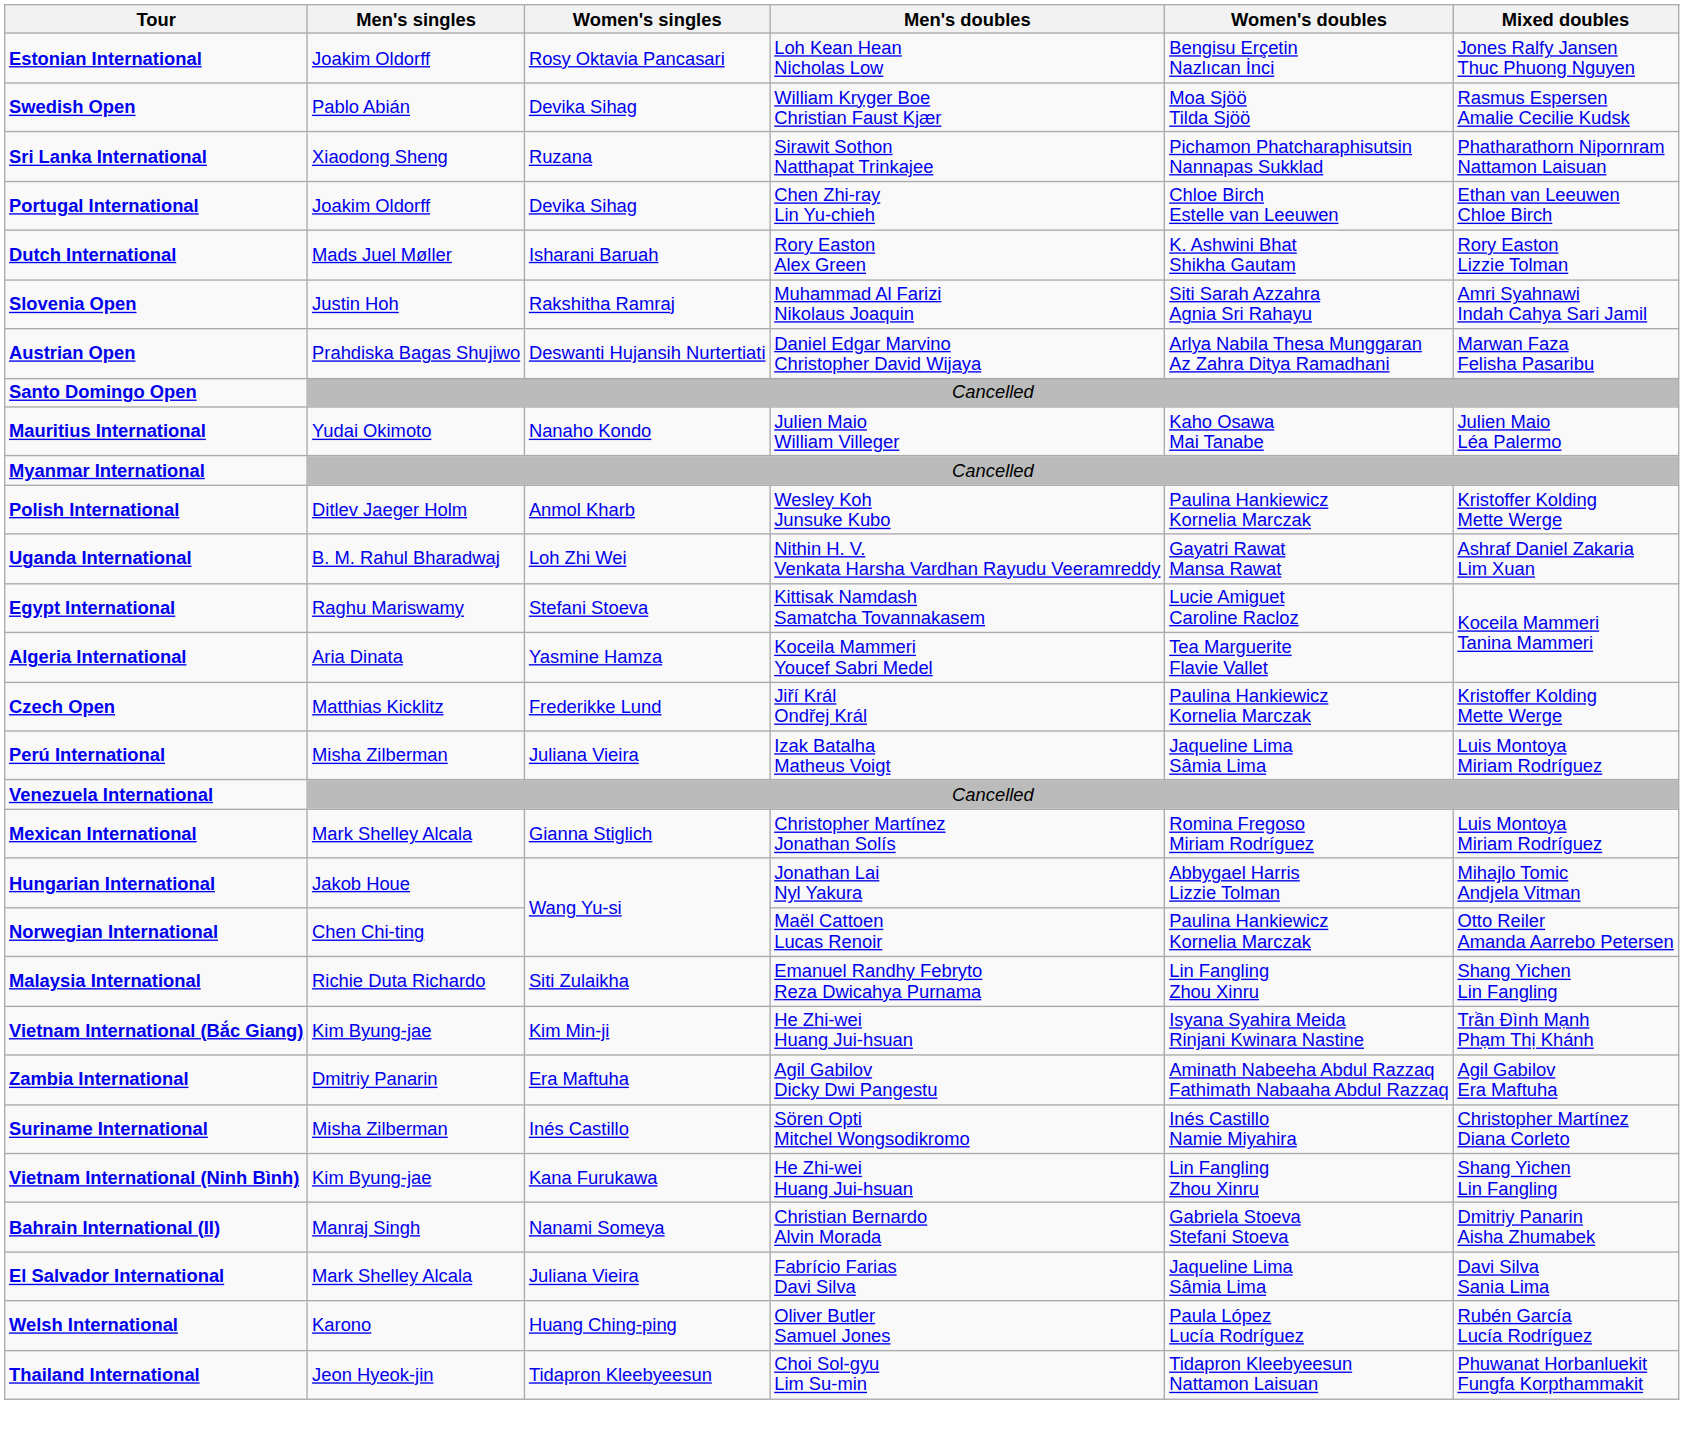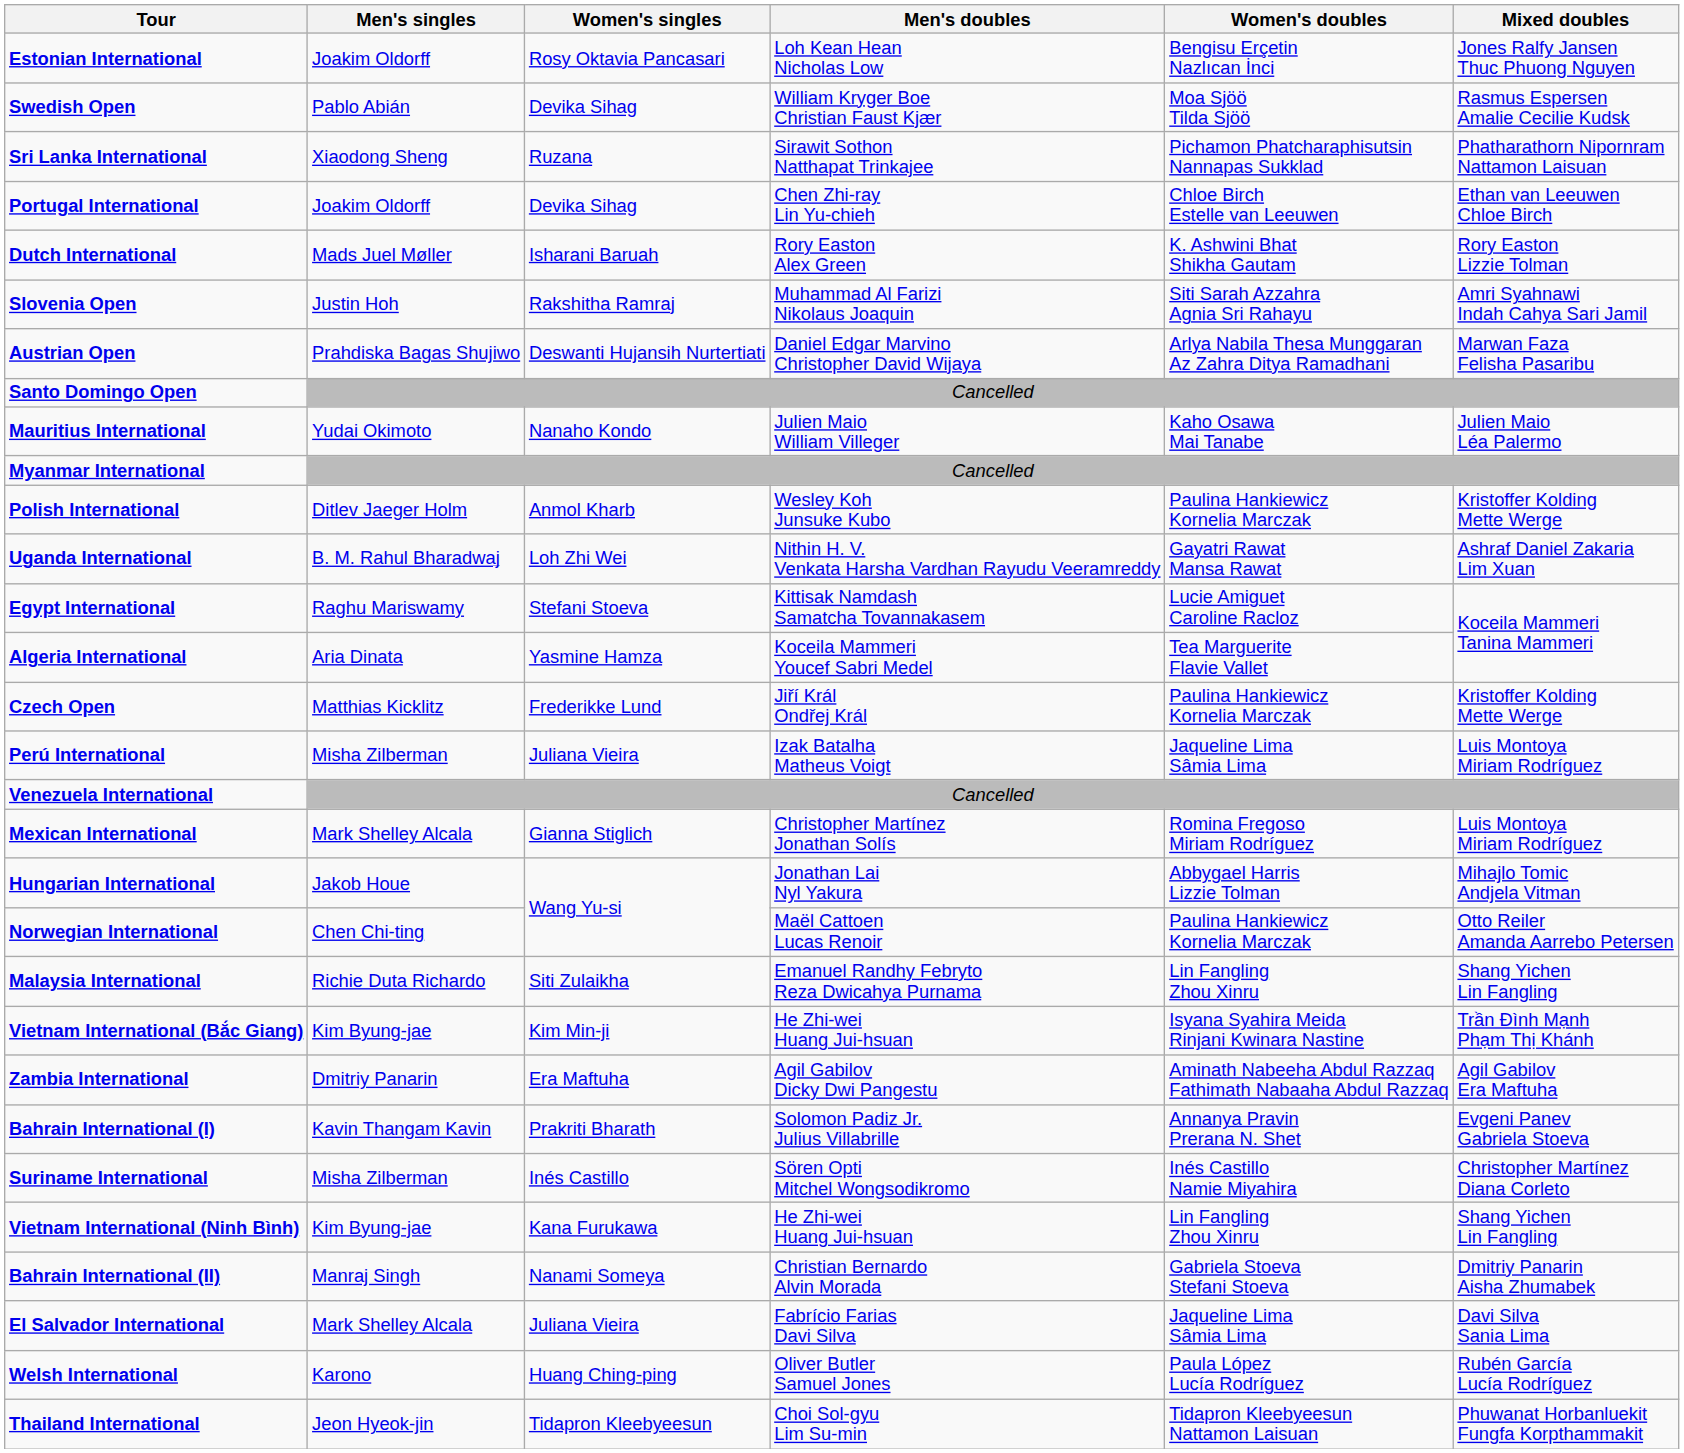+ row: (112, 1128)
